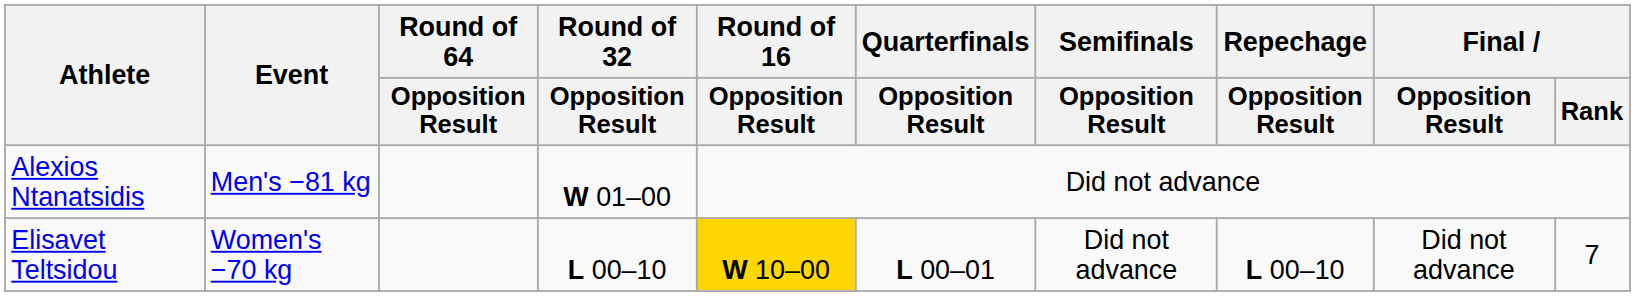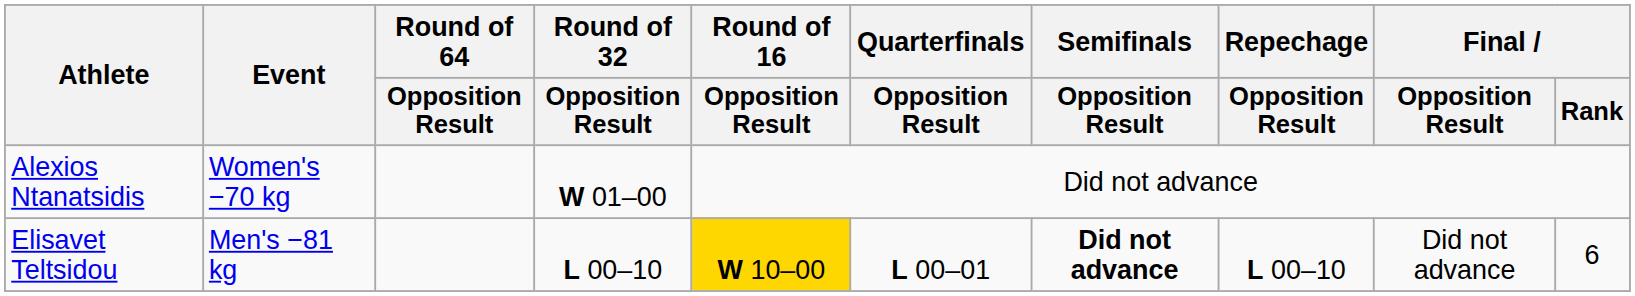(291, 182) Men's −81 kg -> (264, 182) Women's −70 kg
(266, 255) Women's −70 kg -> (271, 255) Men's −81 kg
(1126, 255) normal -> (1125, 255) bold
(1592, 255) 7 -> (1592, 255) 6
